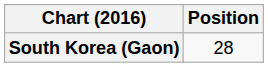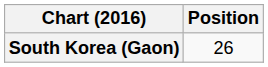(223, 47) 28 -> (223, 47) 26
